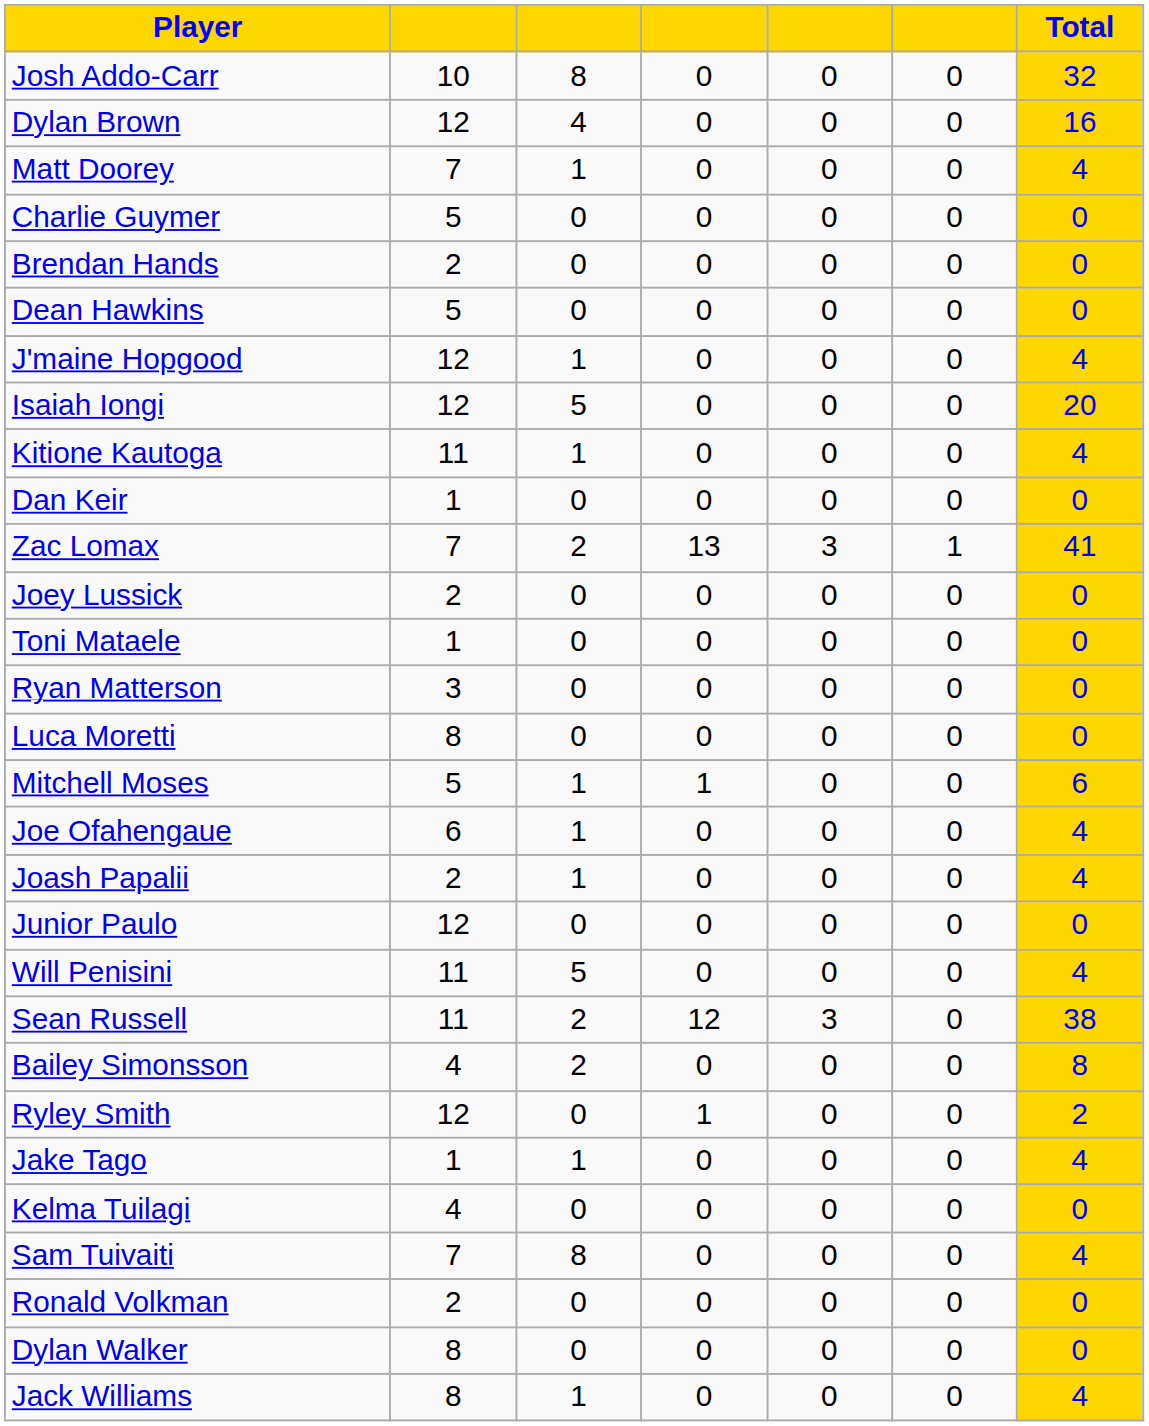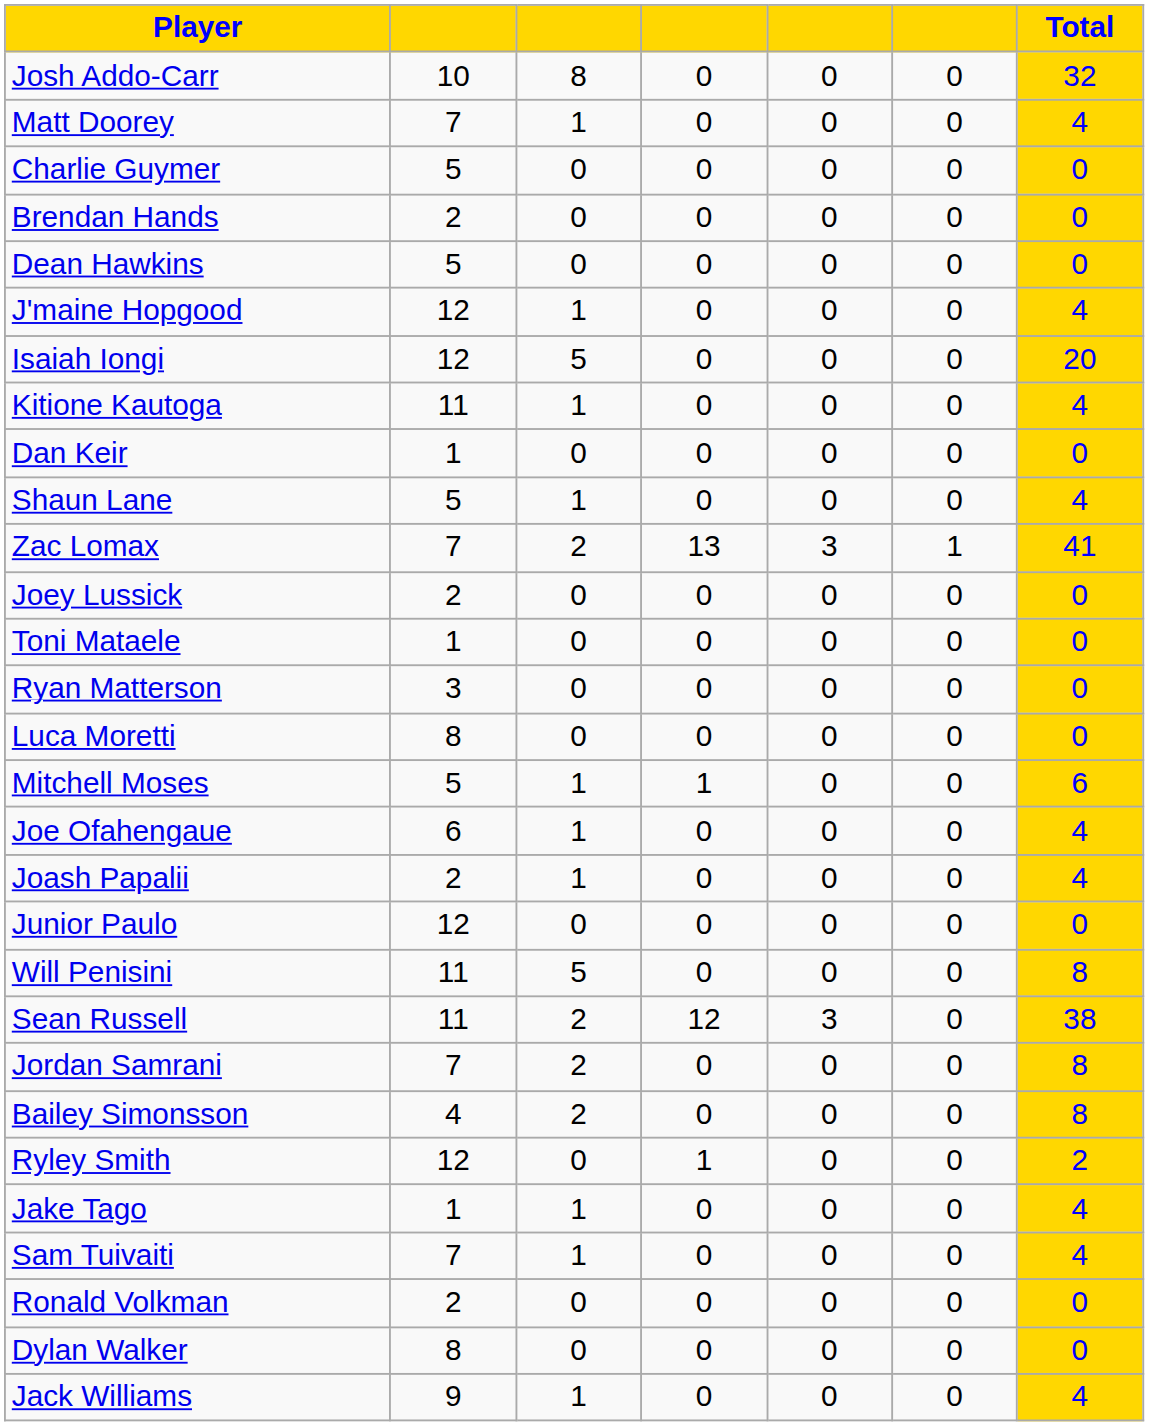- row: (96, 122)
+ row: (92, 500)
(1080, 972) 4 -> (1080, 972) 8
+ row: (117, 1066)
- row: (101, 1208)
(579, 1255) 8 -> (579, 1255) 1
(453, 1396) 8 -> (453, 1396) 9
